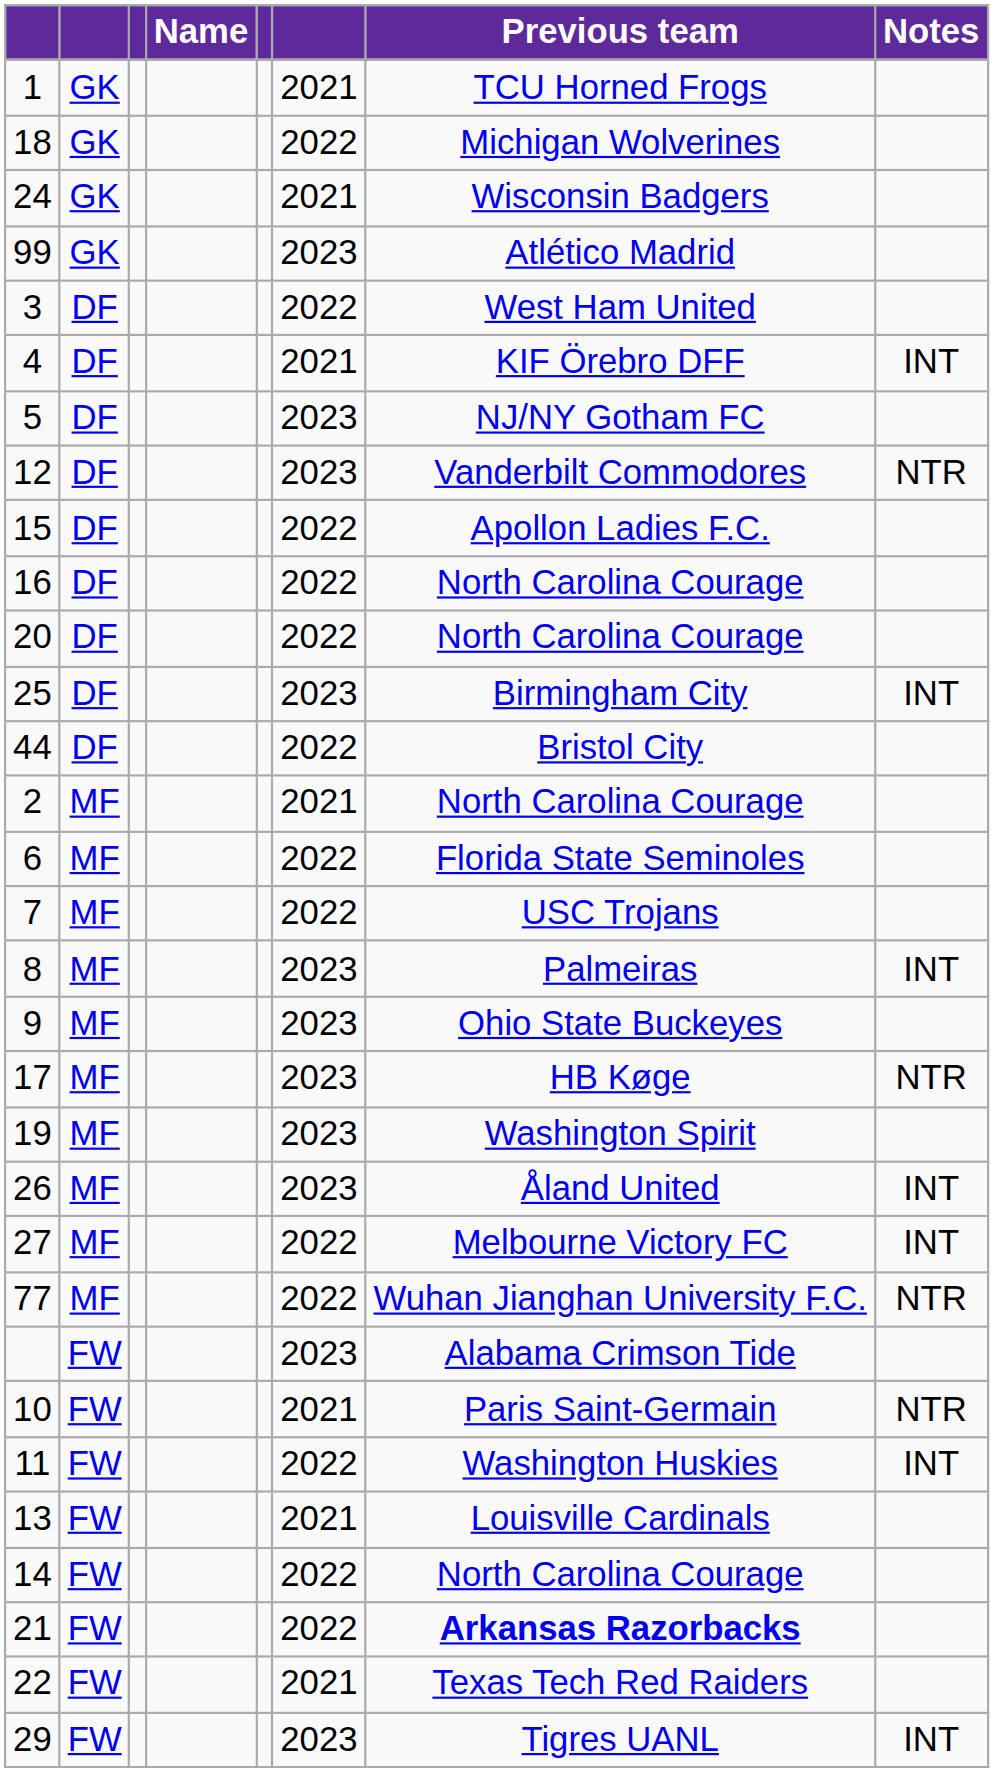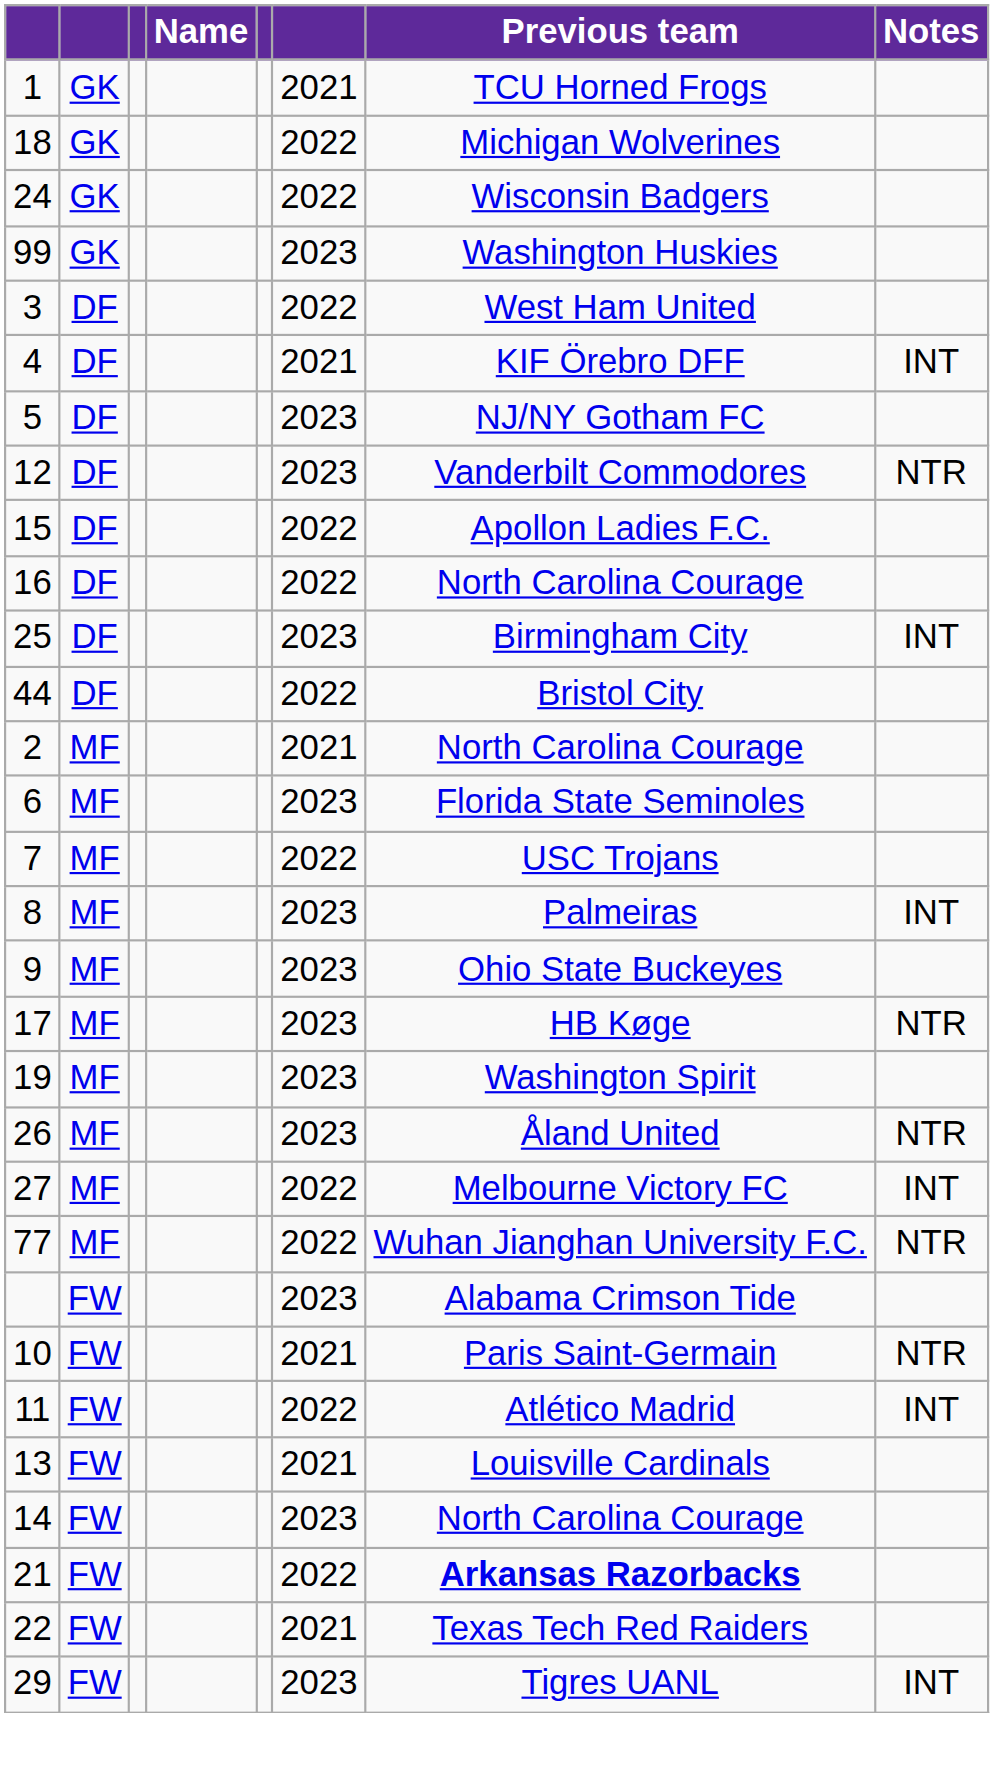(319, 197) 2021 -> (319, 197) 2022
(620, 252) Atlético Madrid -> (620, 252) Washington Huskies
- row: (32, 637)
(319, 857) 2022 -> (319, 802) 2023
(931, 1188) INT -> (931, 1133) NTR
(620, 1463) Washington Huskies -> (620, 1408) Atlético Madrid
(319, 1573) 2022 -> (319, 1518) 2023
